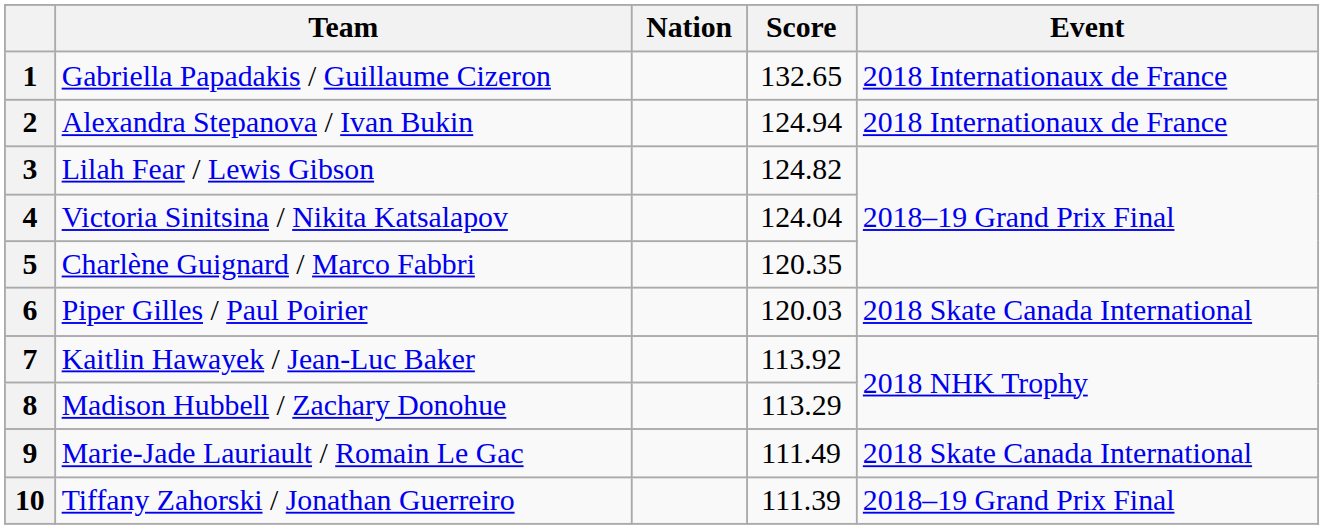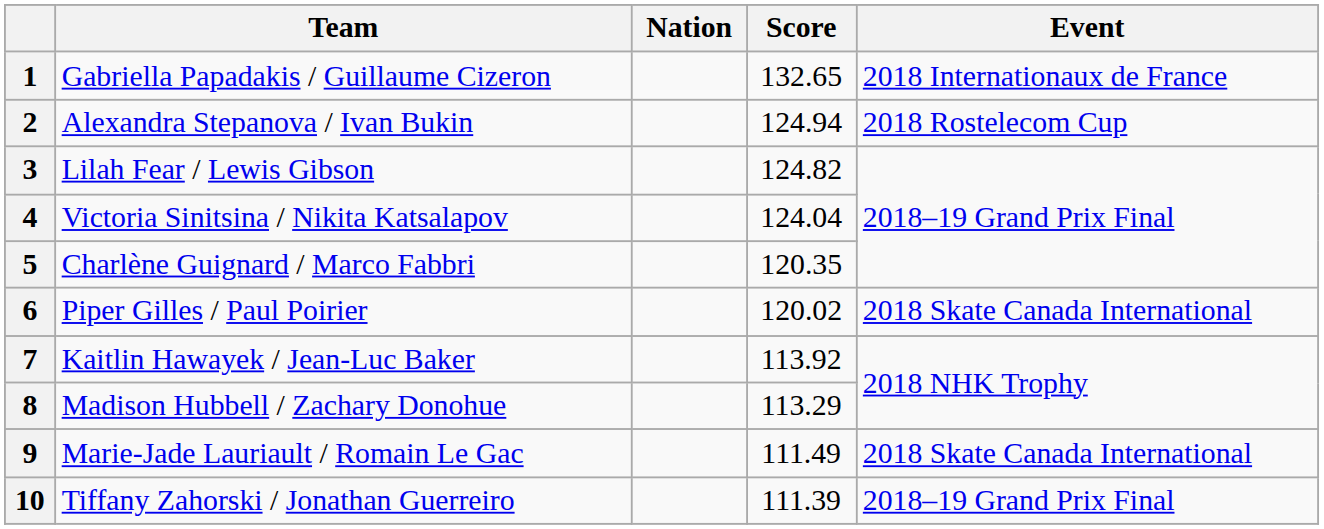(1045, 122) 2018 Internationaux de France -> (995, 122) 2018 Rostelecom Cup
(801, 311) 120.03 -> (801, 311) 120.02
